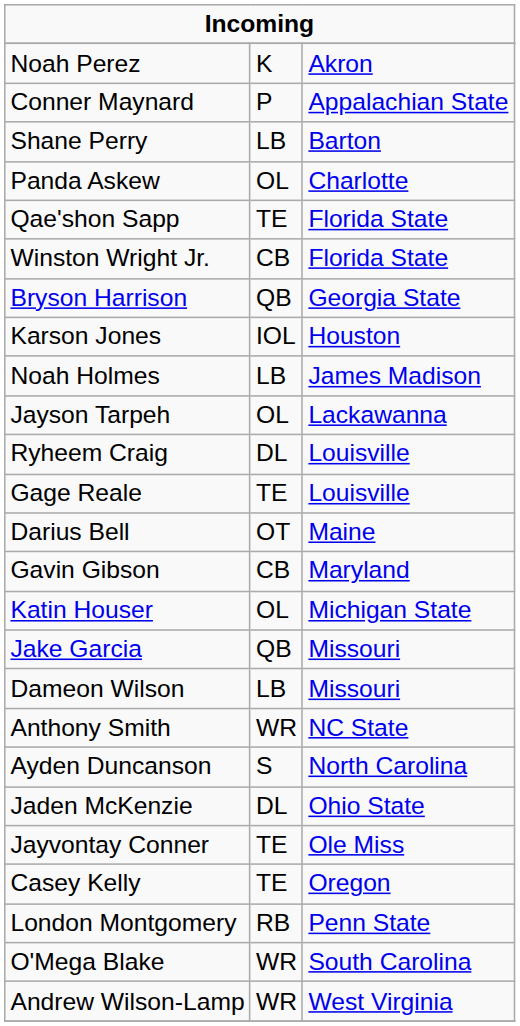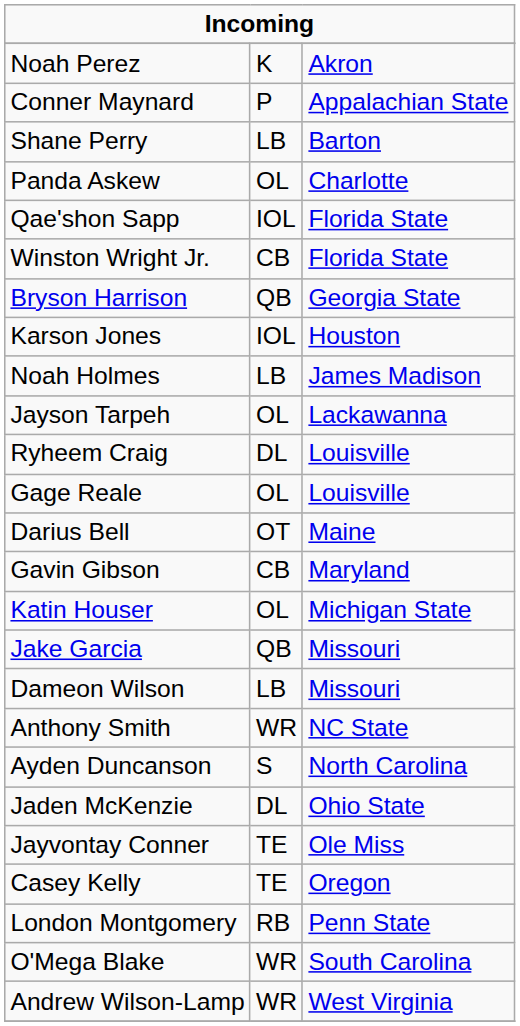(272, 219) TE -> (276, 219) IOL
(272, 492) TE -> (272, 492) OL
